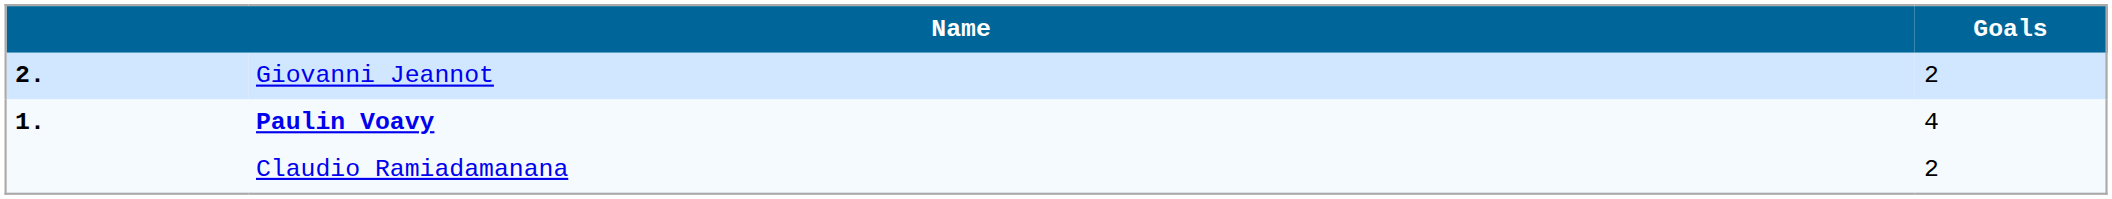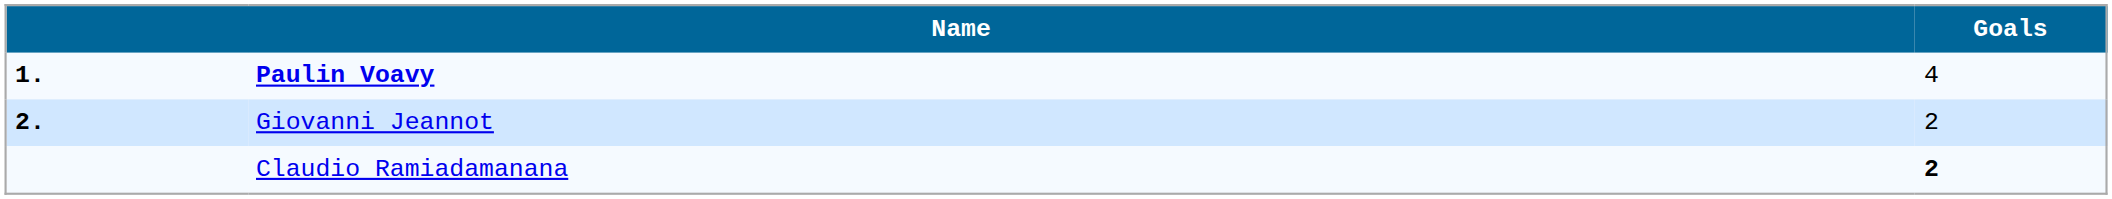rows swapped: (345, 123) <-> (375, 76)
(1931, 169) normal -> (1931, 169) bold
